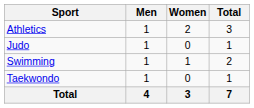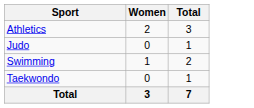- column: (146, 12)
